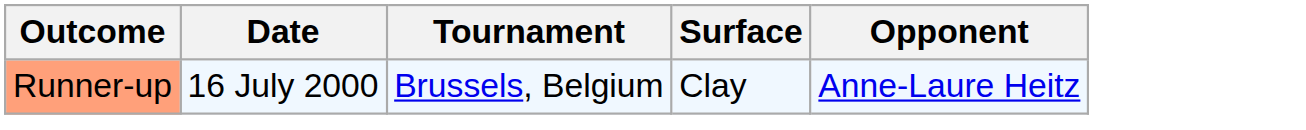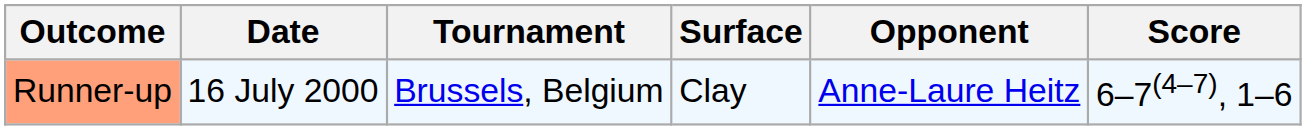+ column: (1194, 31)
